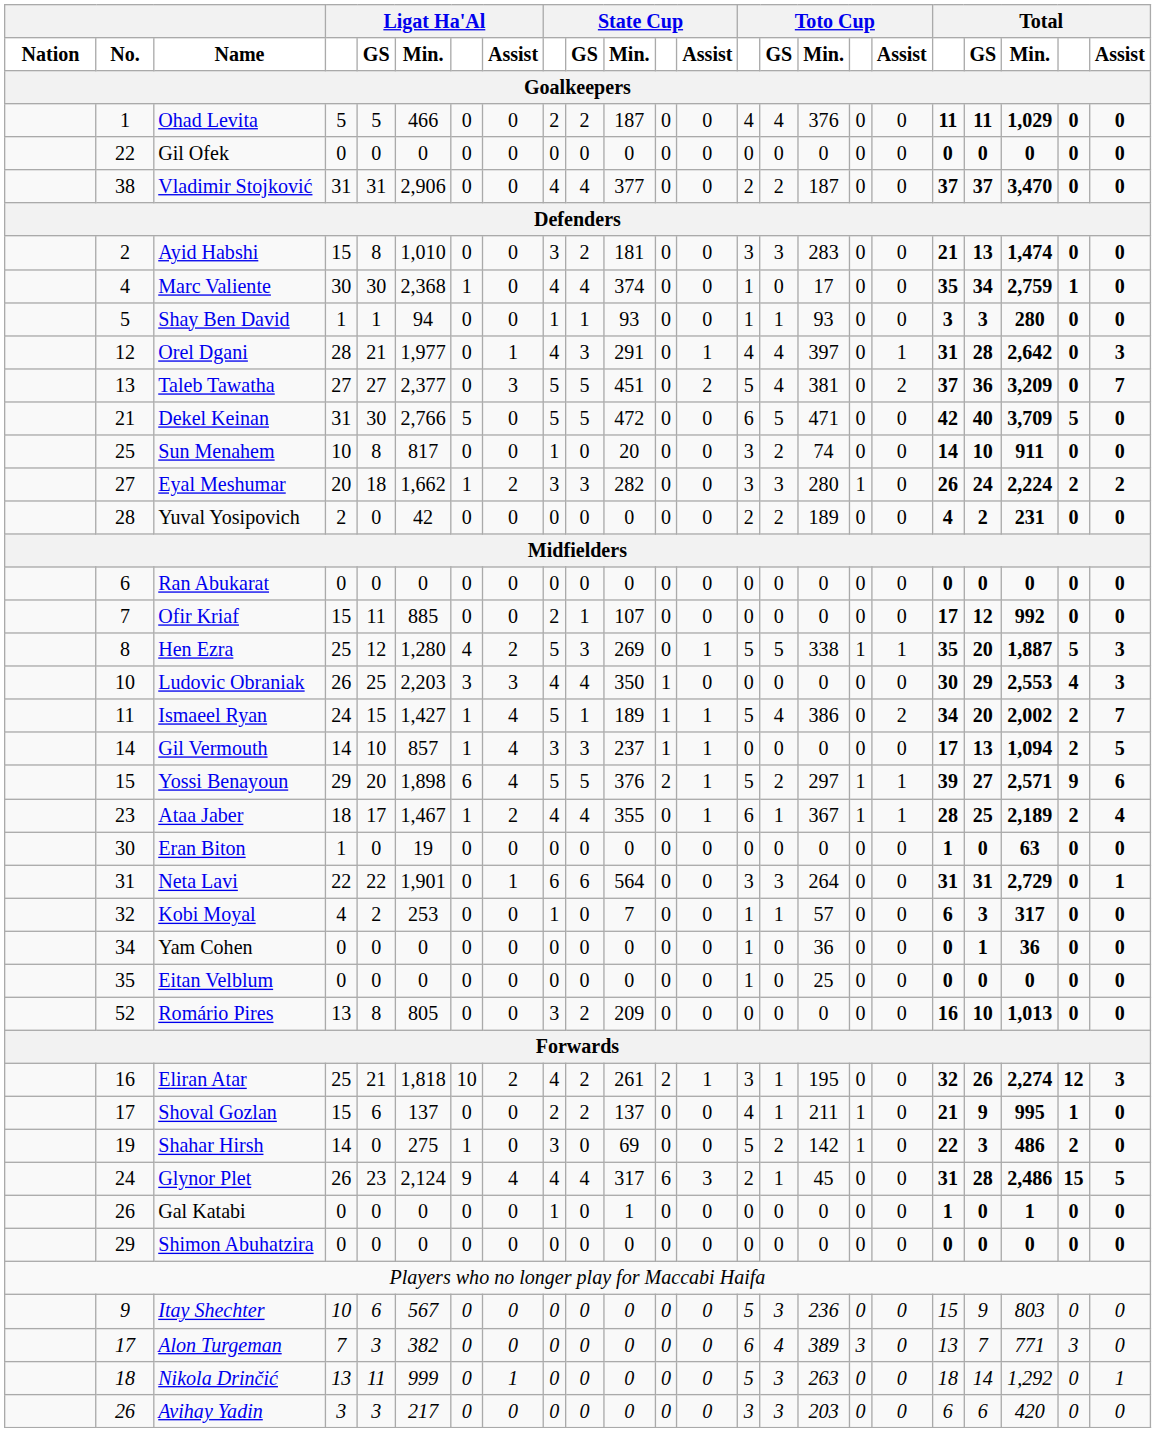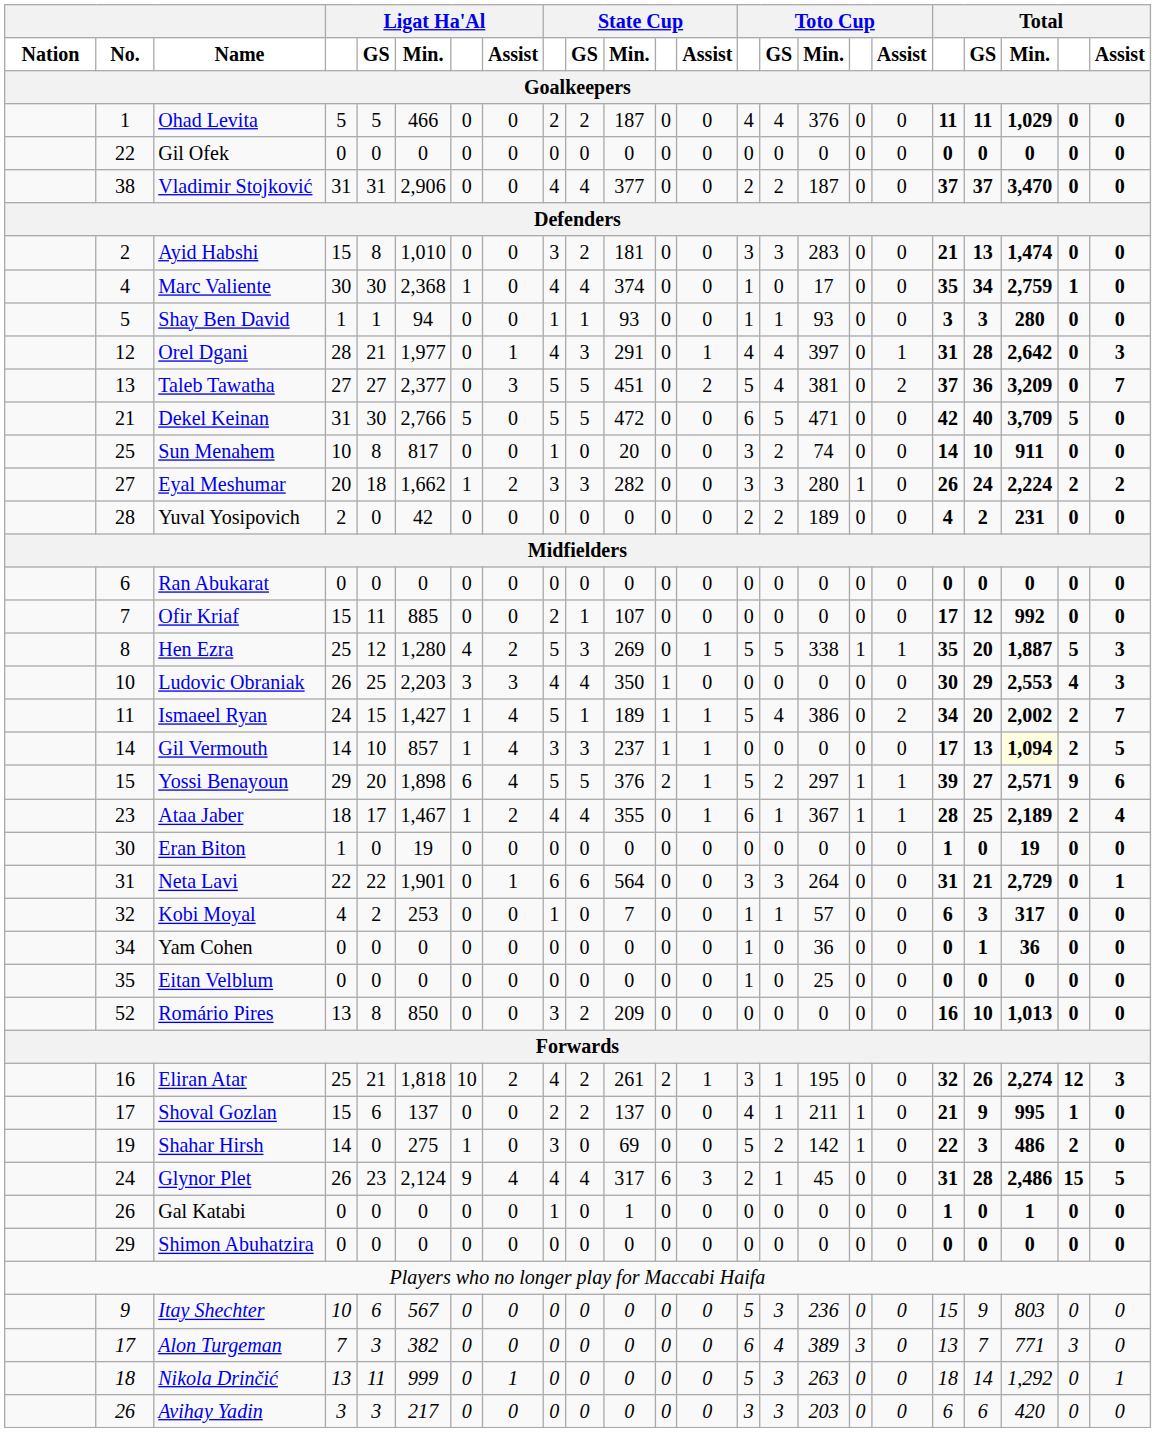(1030, 749) no background -> (1030, 749) lightyellow background
(1030, 848) 63 -> (1030, 848) 19
(983, 881) 31 -> (983, 881) 21
(423, 1013) 805 -> (423, 1013) 850
